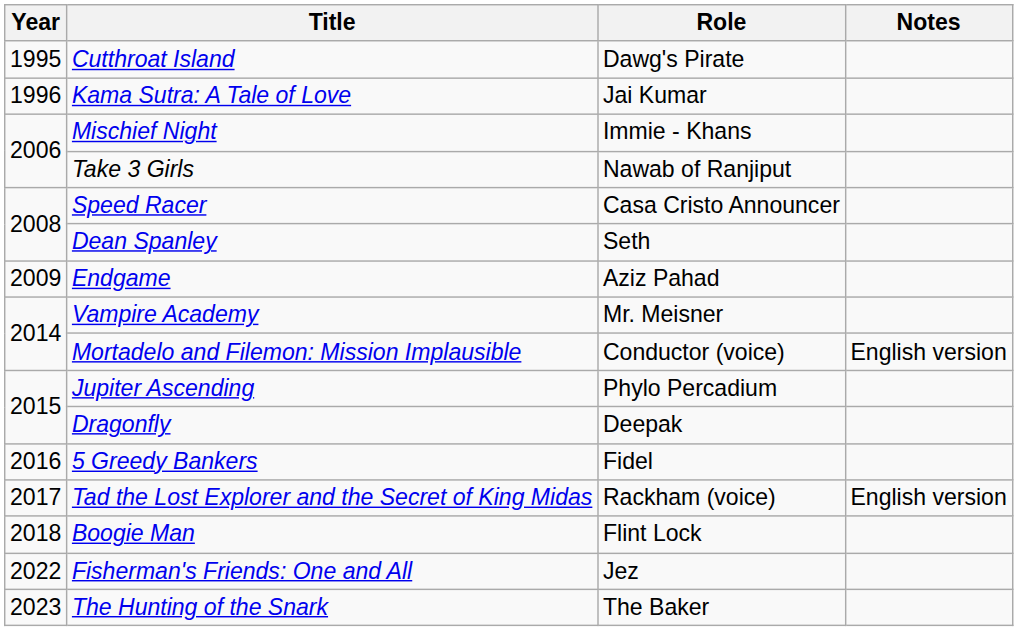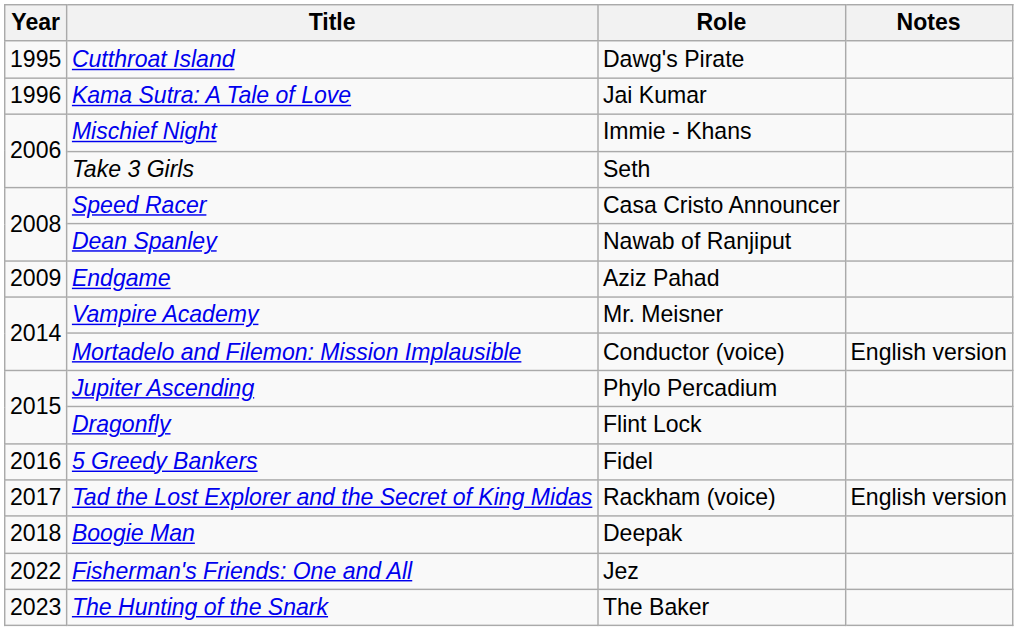(697, 168) Nawab of Ranjiput -> (627, 168) Seth
(627, 242) Seth -> (697, 242) Nawab of Ranjiput
(643, 424) Deepak -> (652, 424) Flint Lock
(652, 534) Flint Lock -> (643, 534) Deepak
